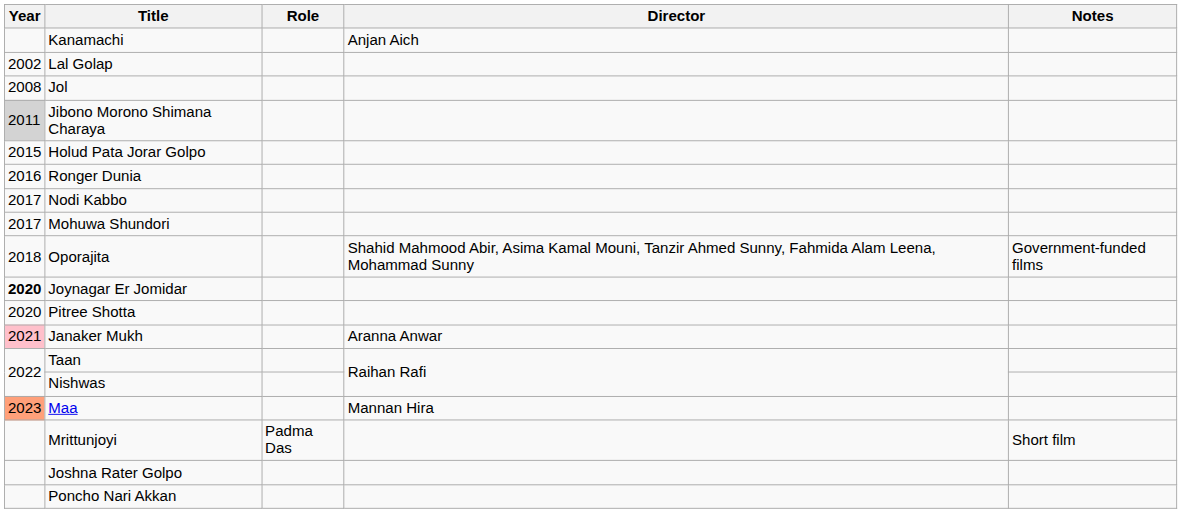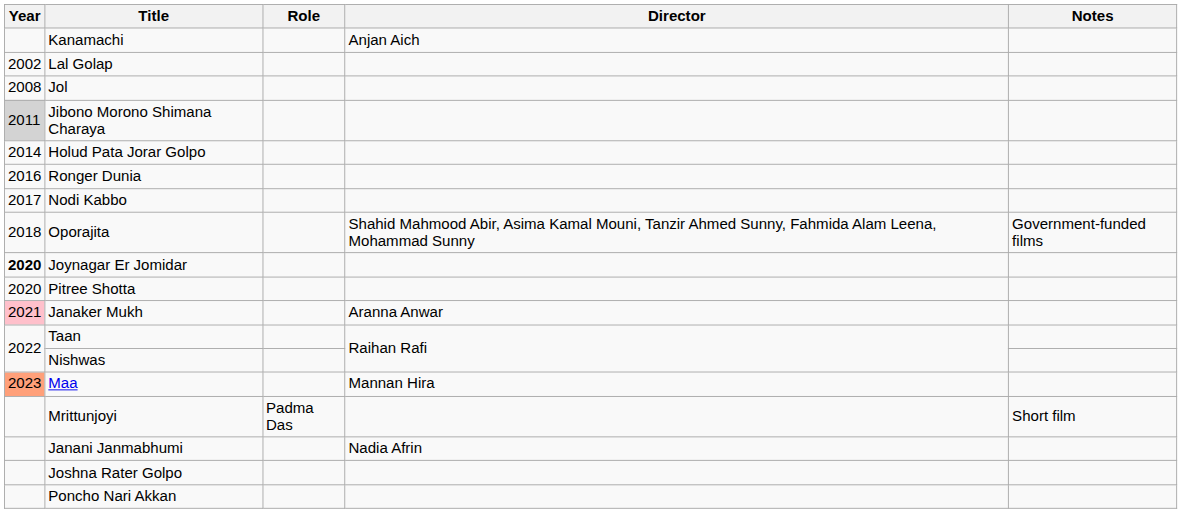(25, 152) 2015 -> (25, 152) 2014
- row: (109, 224)
+ row: (116, 448)
